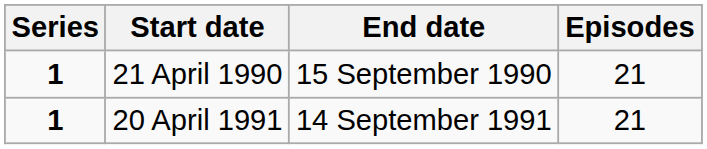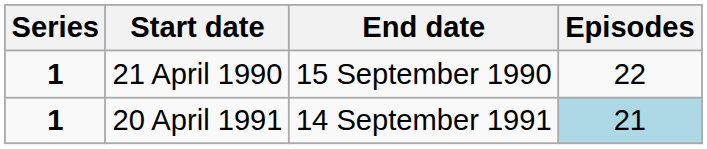(630, 73) 21 -> (630, 73) 22
(630, 119) no background -> (630, 119) lightblue background
